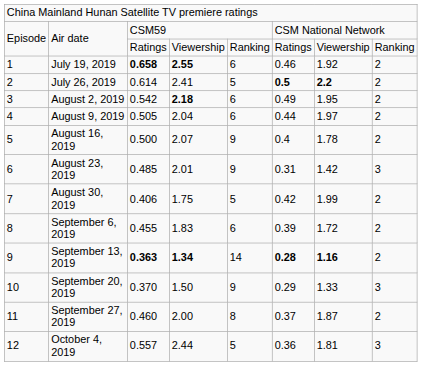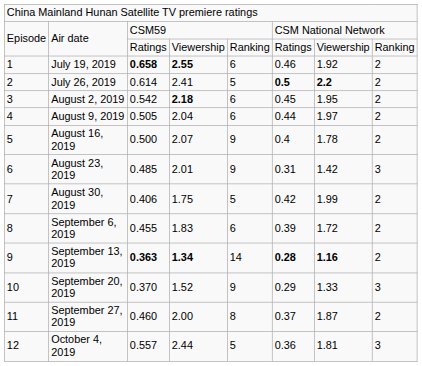(285, 99) 0.49 -> (285, 99) 0.45
(182, 287) 1.50 -> (182, 287) 1.52
